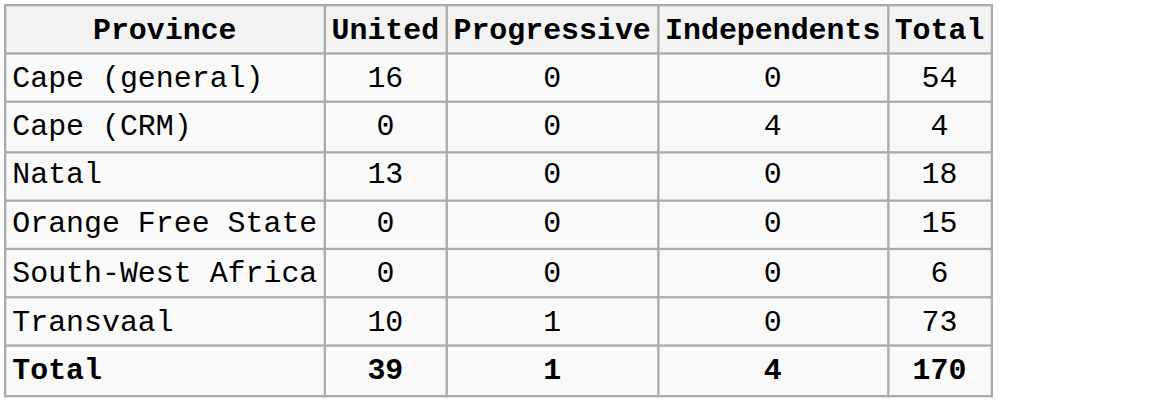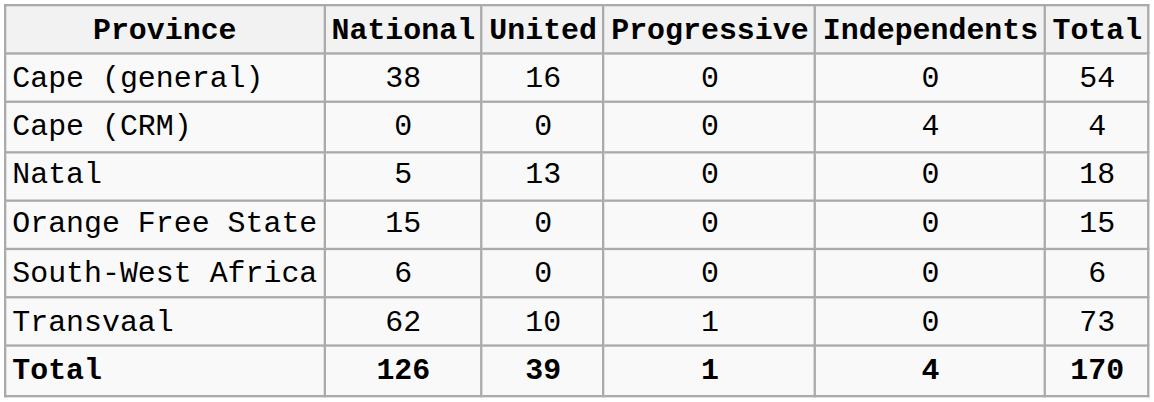+ column: (403, 30)
